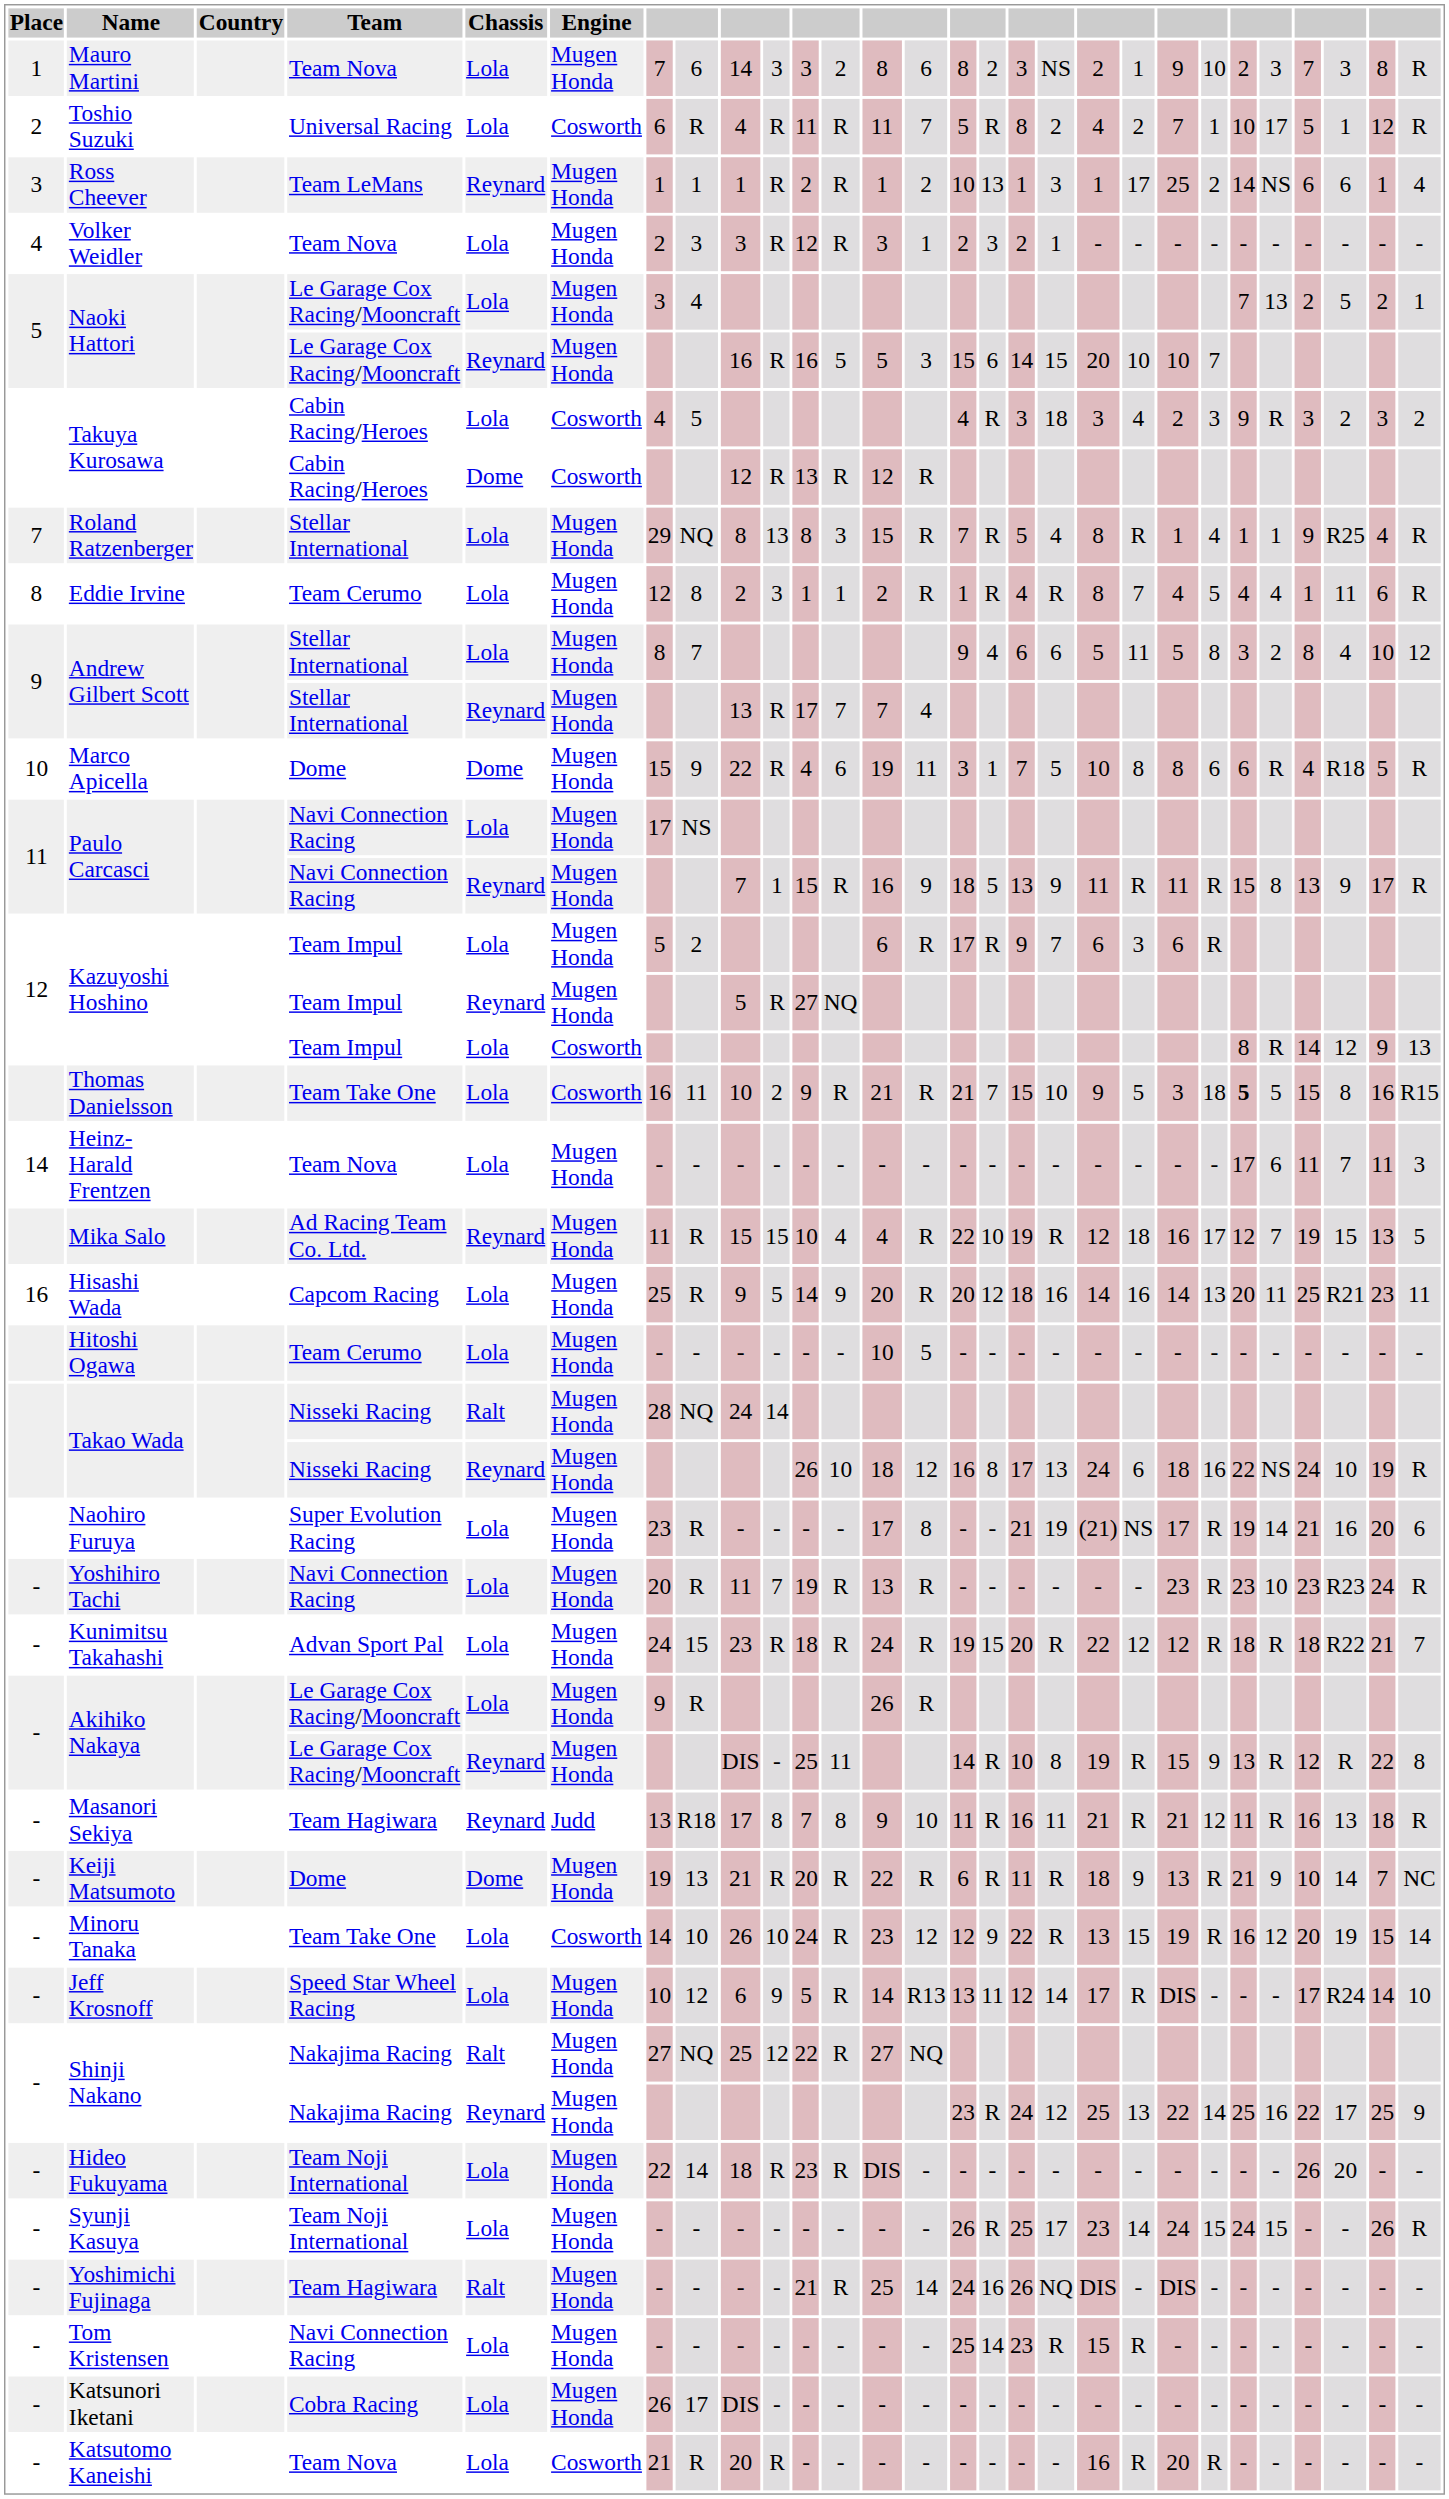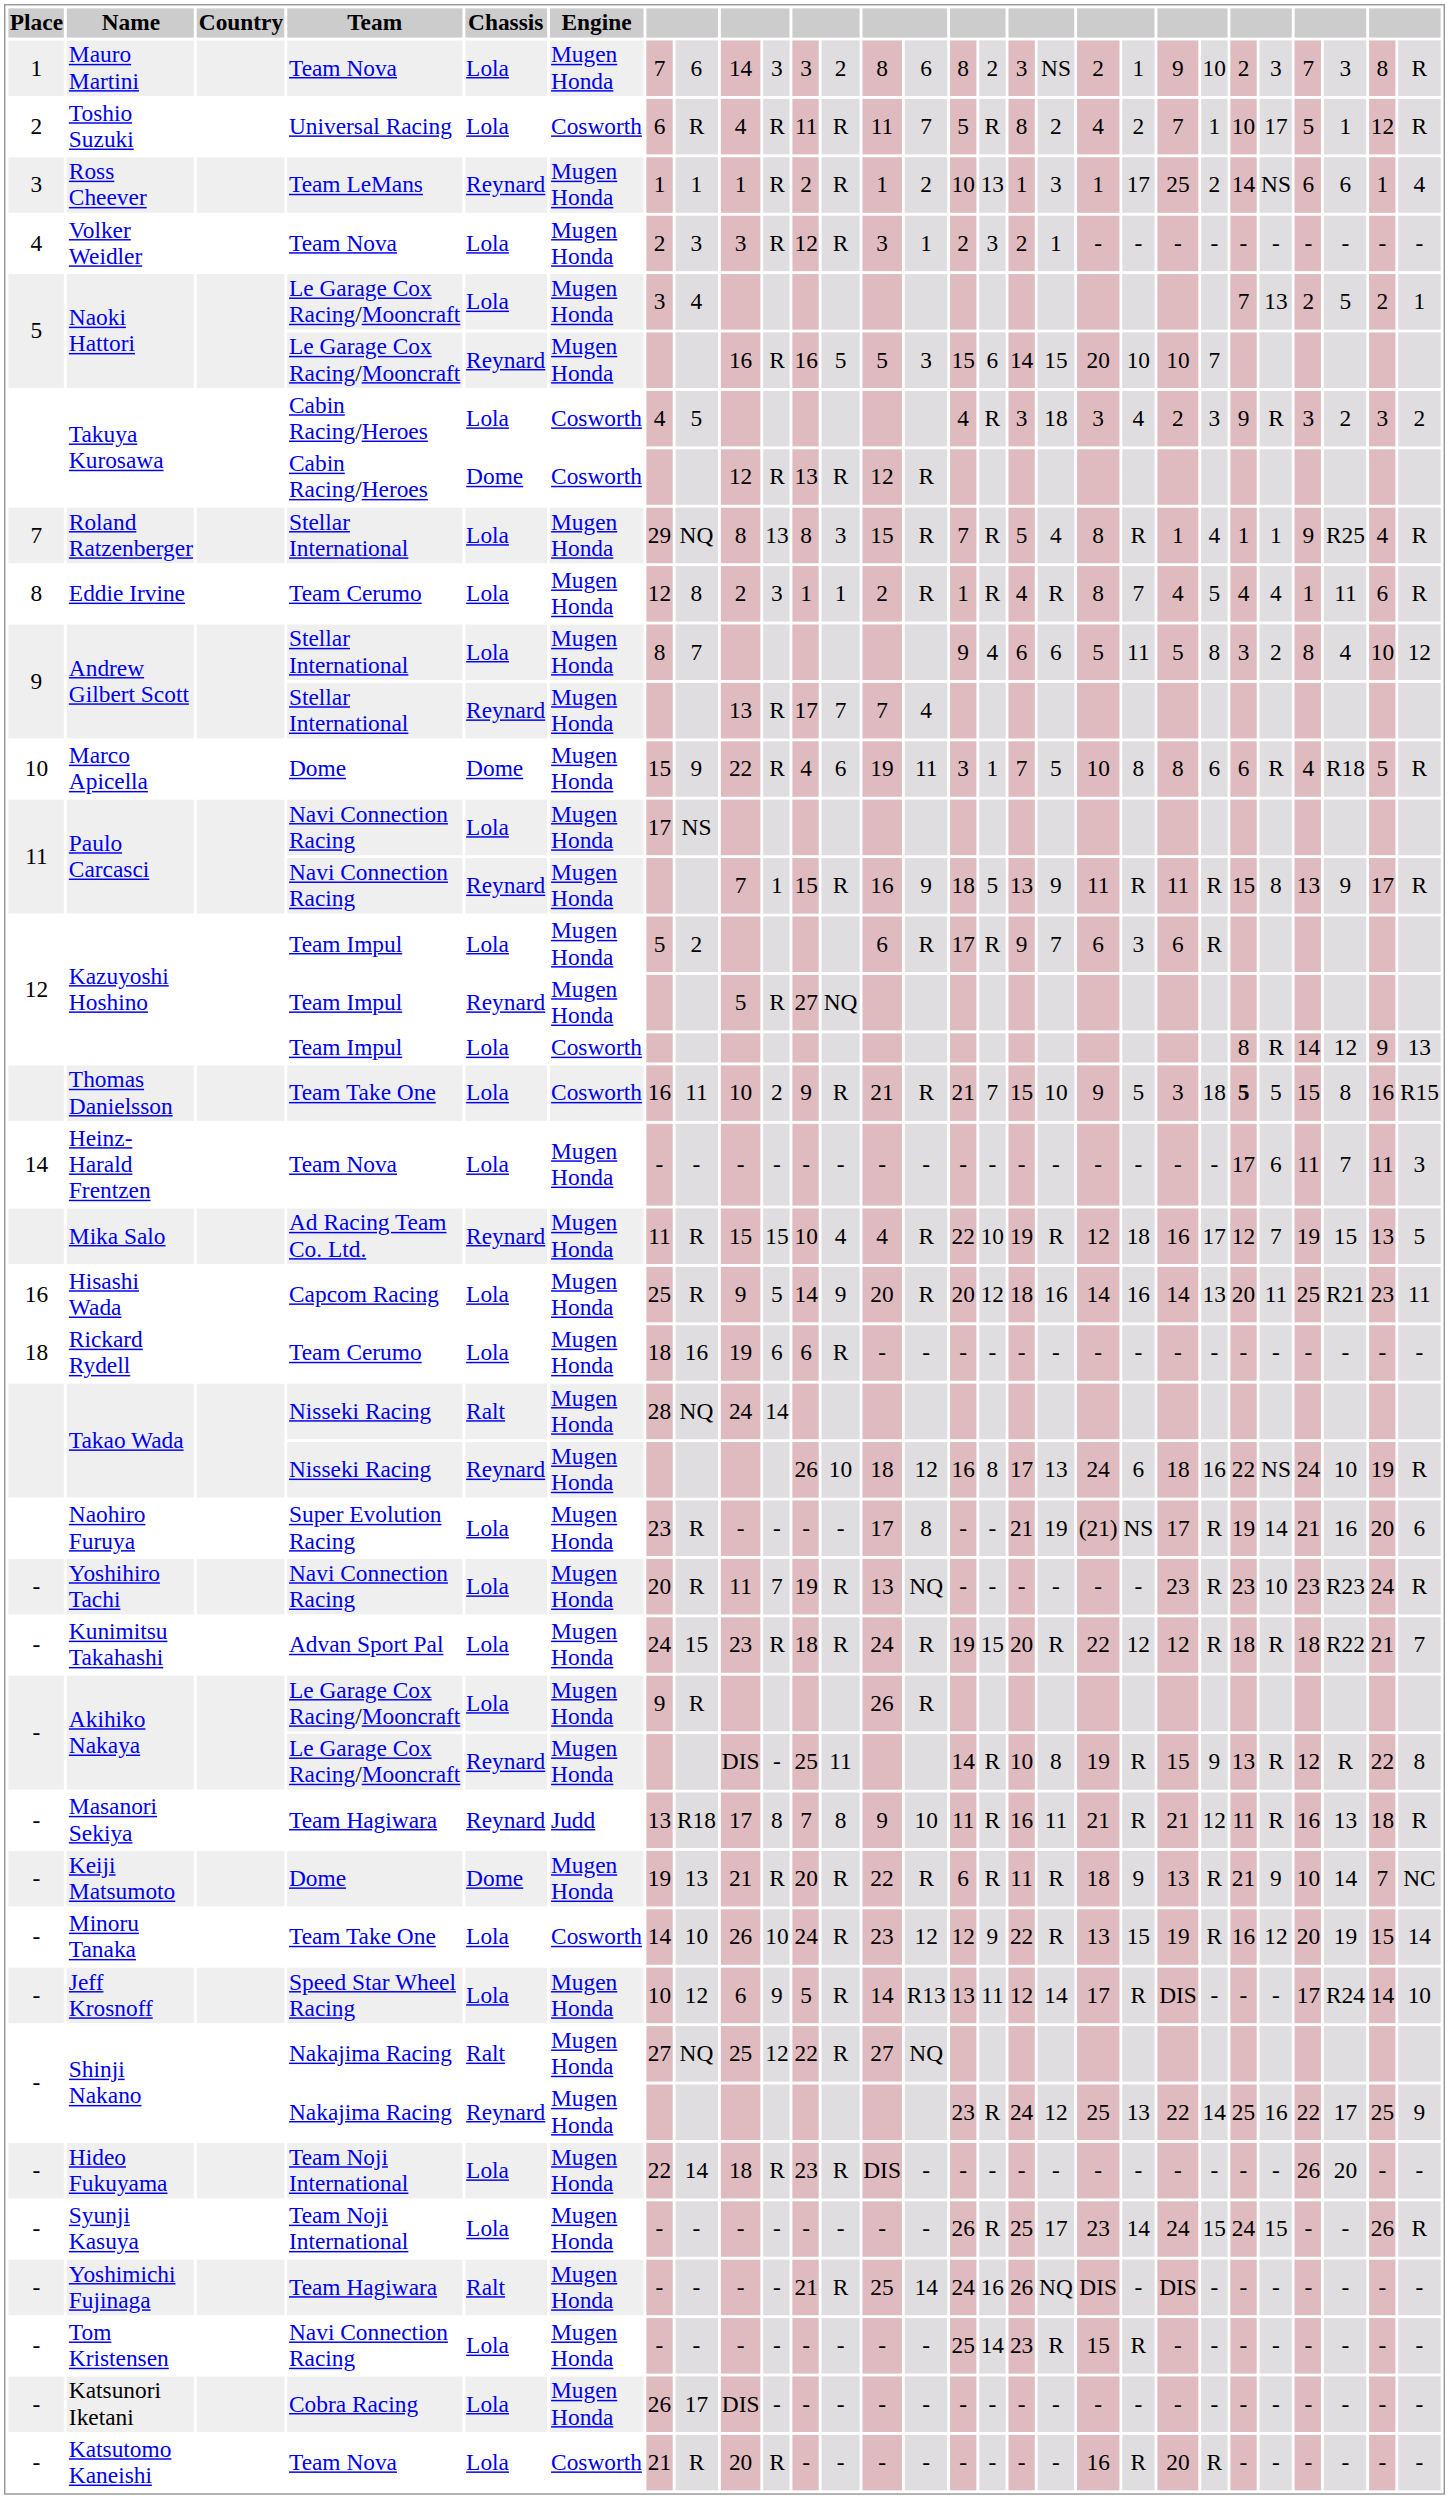- row: (103, 1352)
+ row: (106, 1352)
(926, 1586) R -> (926, 1586) NQ
